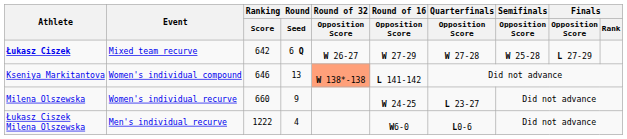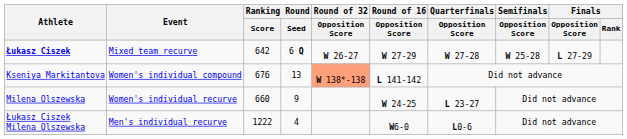(262, 75) 646 -> (262, 75) 676
